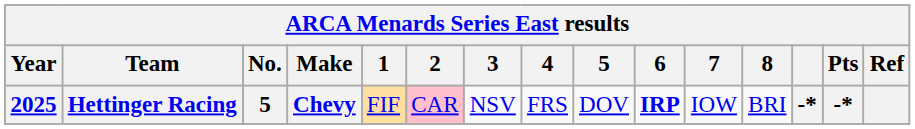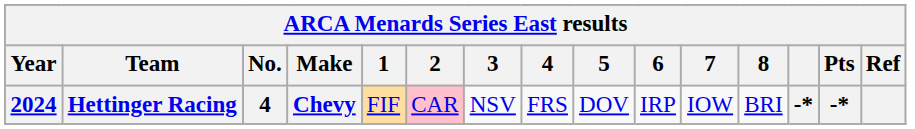(34, 104) 2025 -> (34, 104) 2024
(265, 104) 5 -> (265, 104) 4
(660, 104) bold -> (658, 104) normal
